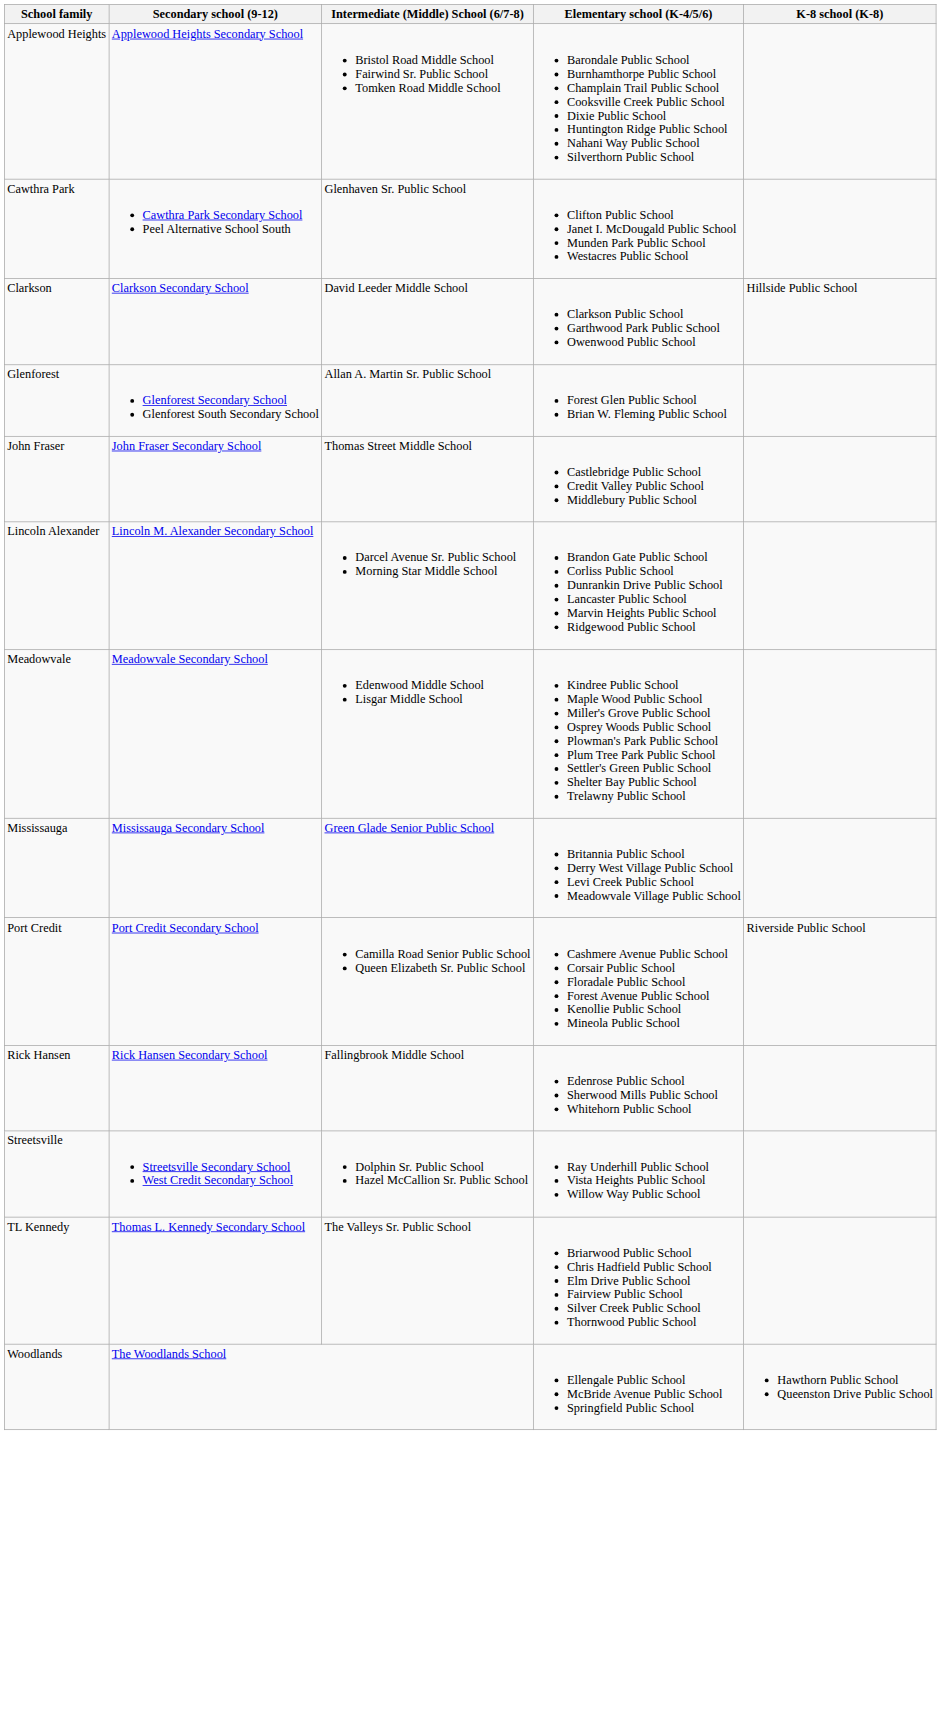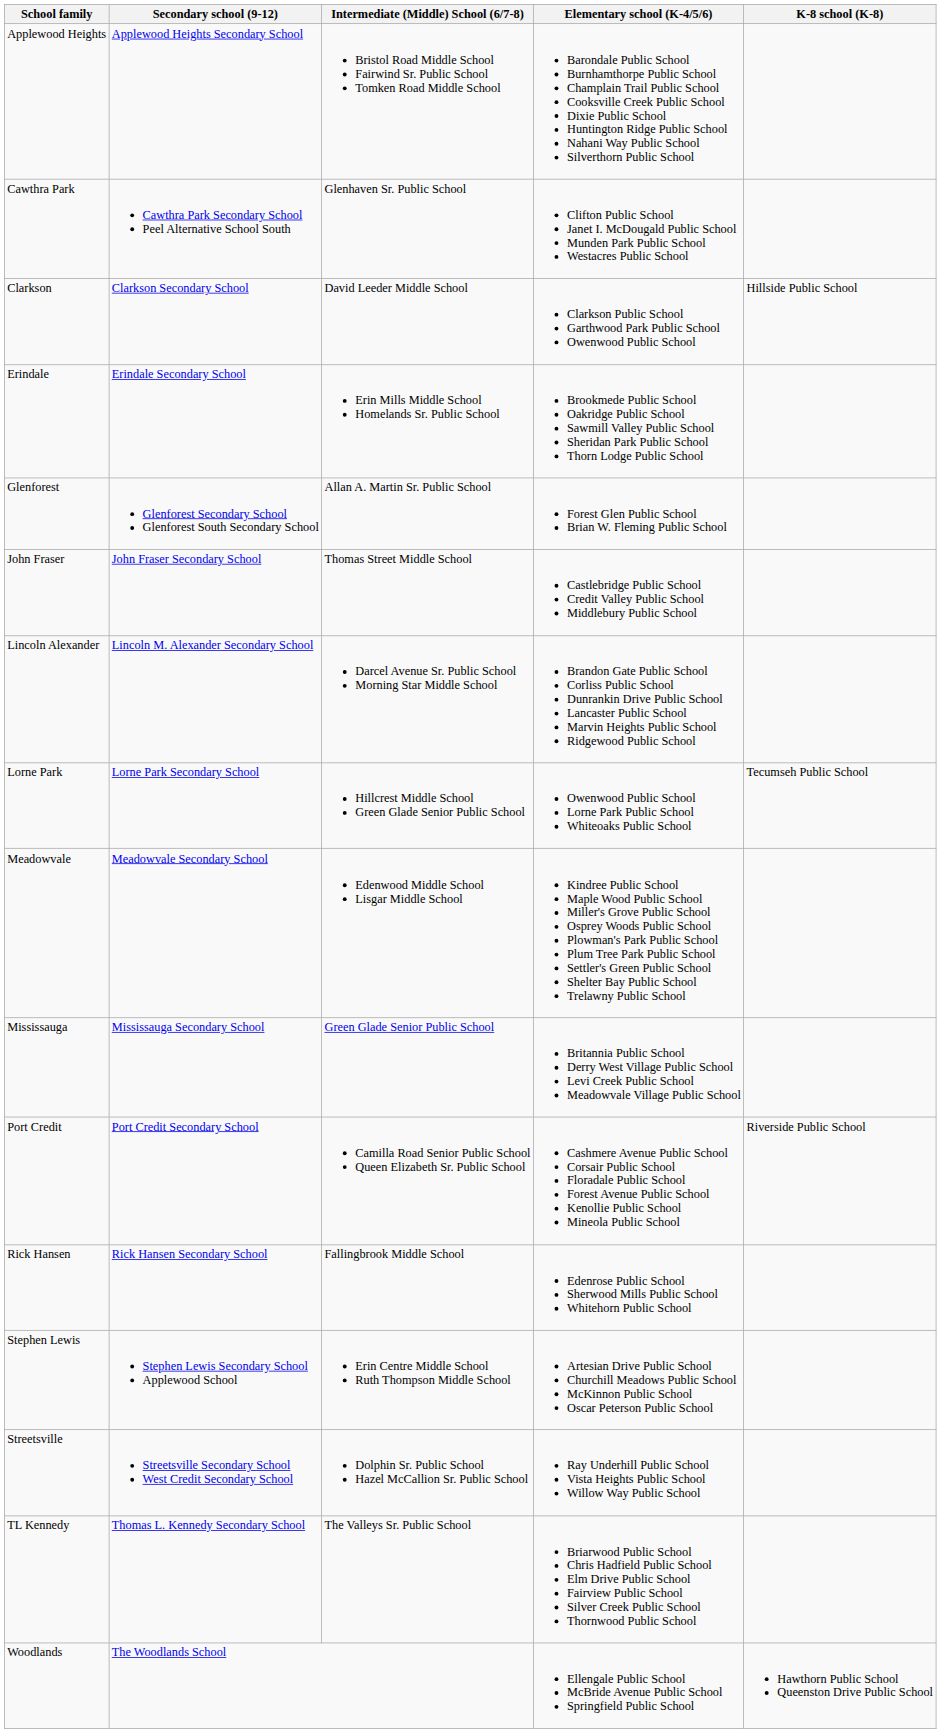+ row: (28, 374)
+ row: (35, 772)
+ row: (44, 1340)
